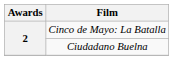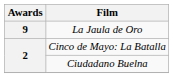+ row: (107, 30)
